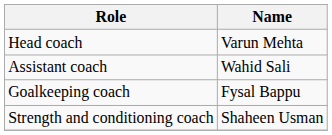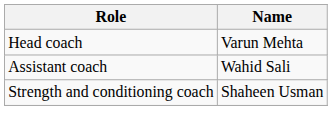- row: (69, 92)
